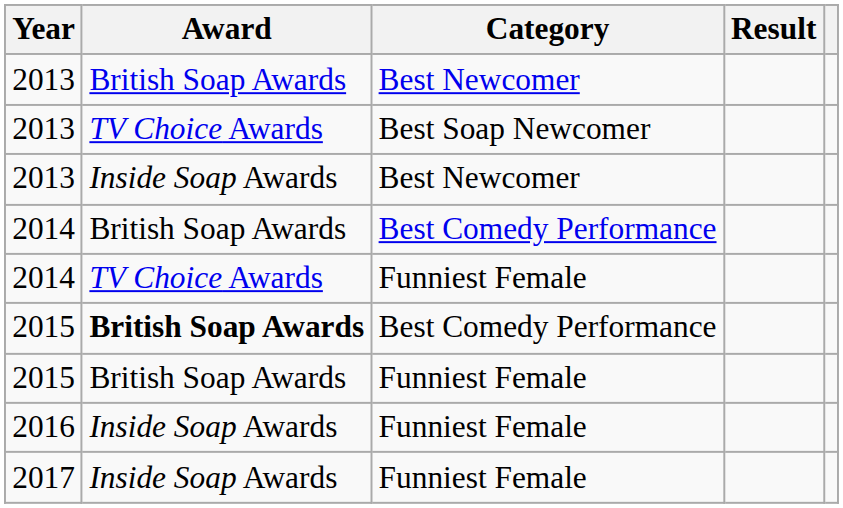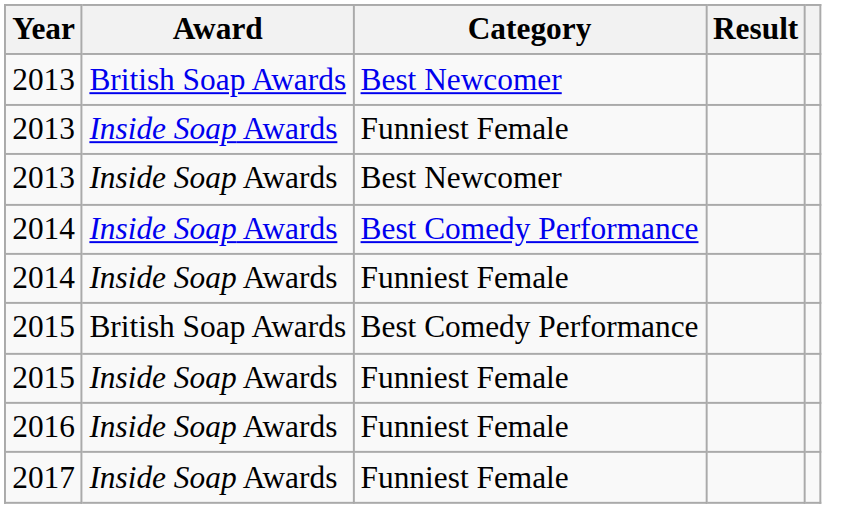- row: (44, 128)
+ row: (44, 128)
(218, 228) British Soap Awards -> (213, 228) Inside Soap Awards
(206, 278) TV Choice Awards -> (213, 278) Inside Soap Awards
(227, 327) bold -> (218, 327) normal
(218, 377) British Soap Awards -> (213, 377) Inside Soap Awards
